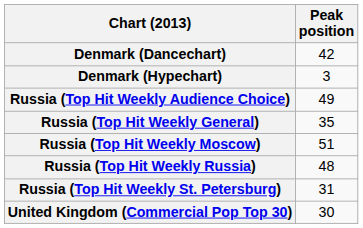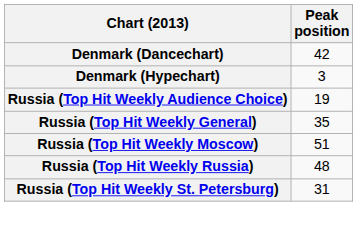(327, 99) 49 -> (322, 99) 19
- row: (150, 212)
